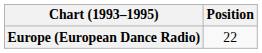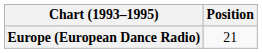(230, 37) 22 -> (230, 37) 21
